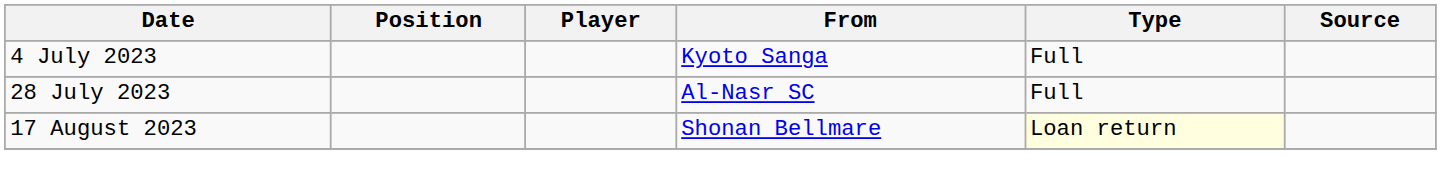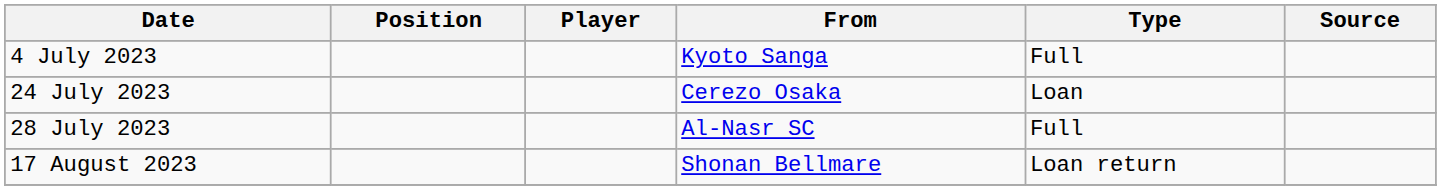+ row: (90, 95)
(1103, 131) lightyellow background -> (1103, 167) no background
